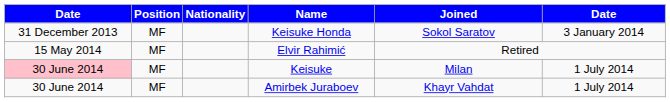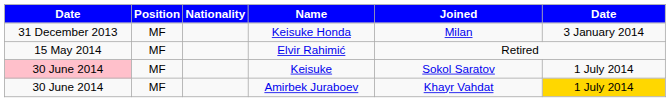(459, 32) Sokol Saratov -> (459, 32) Milan
(459, 69) Milan -> (459, 69) Sokol Saratov
(604, 88) no background -> (604, 88) gold background
